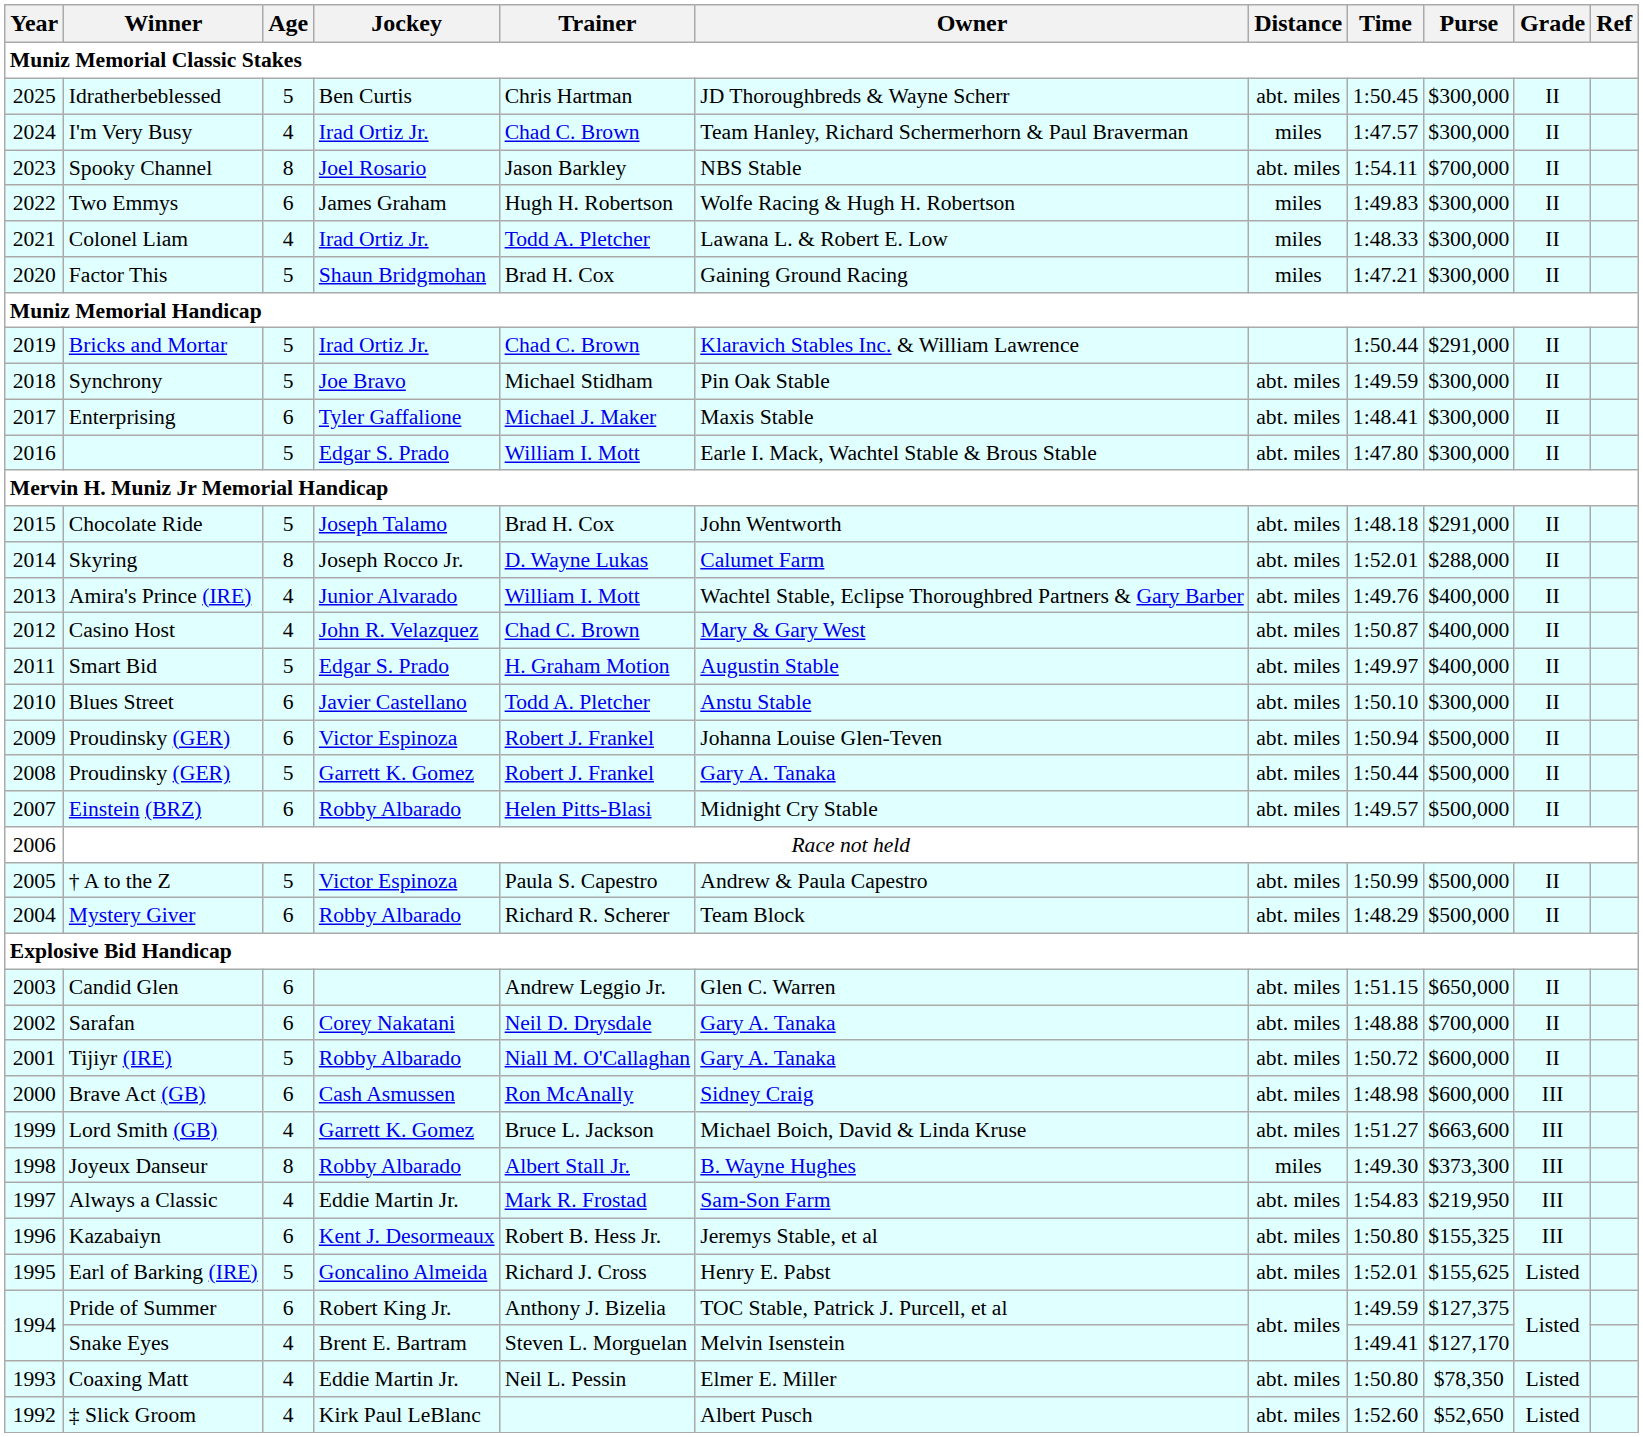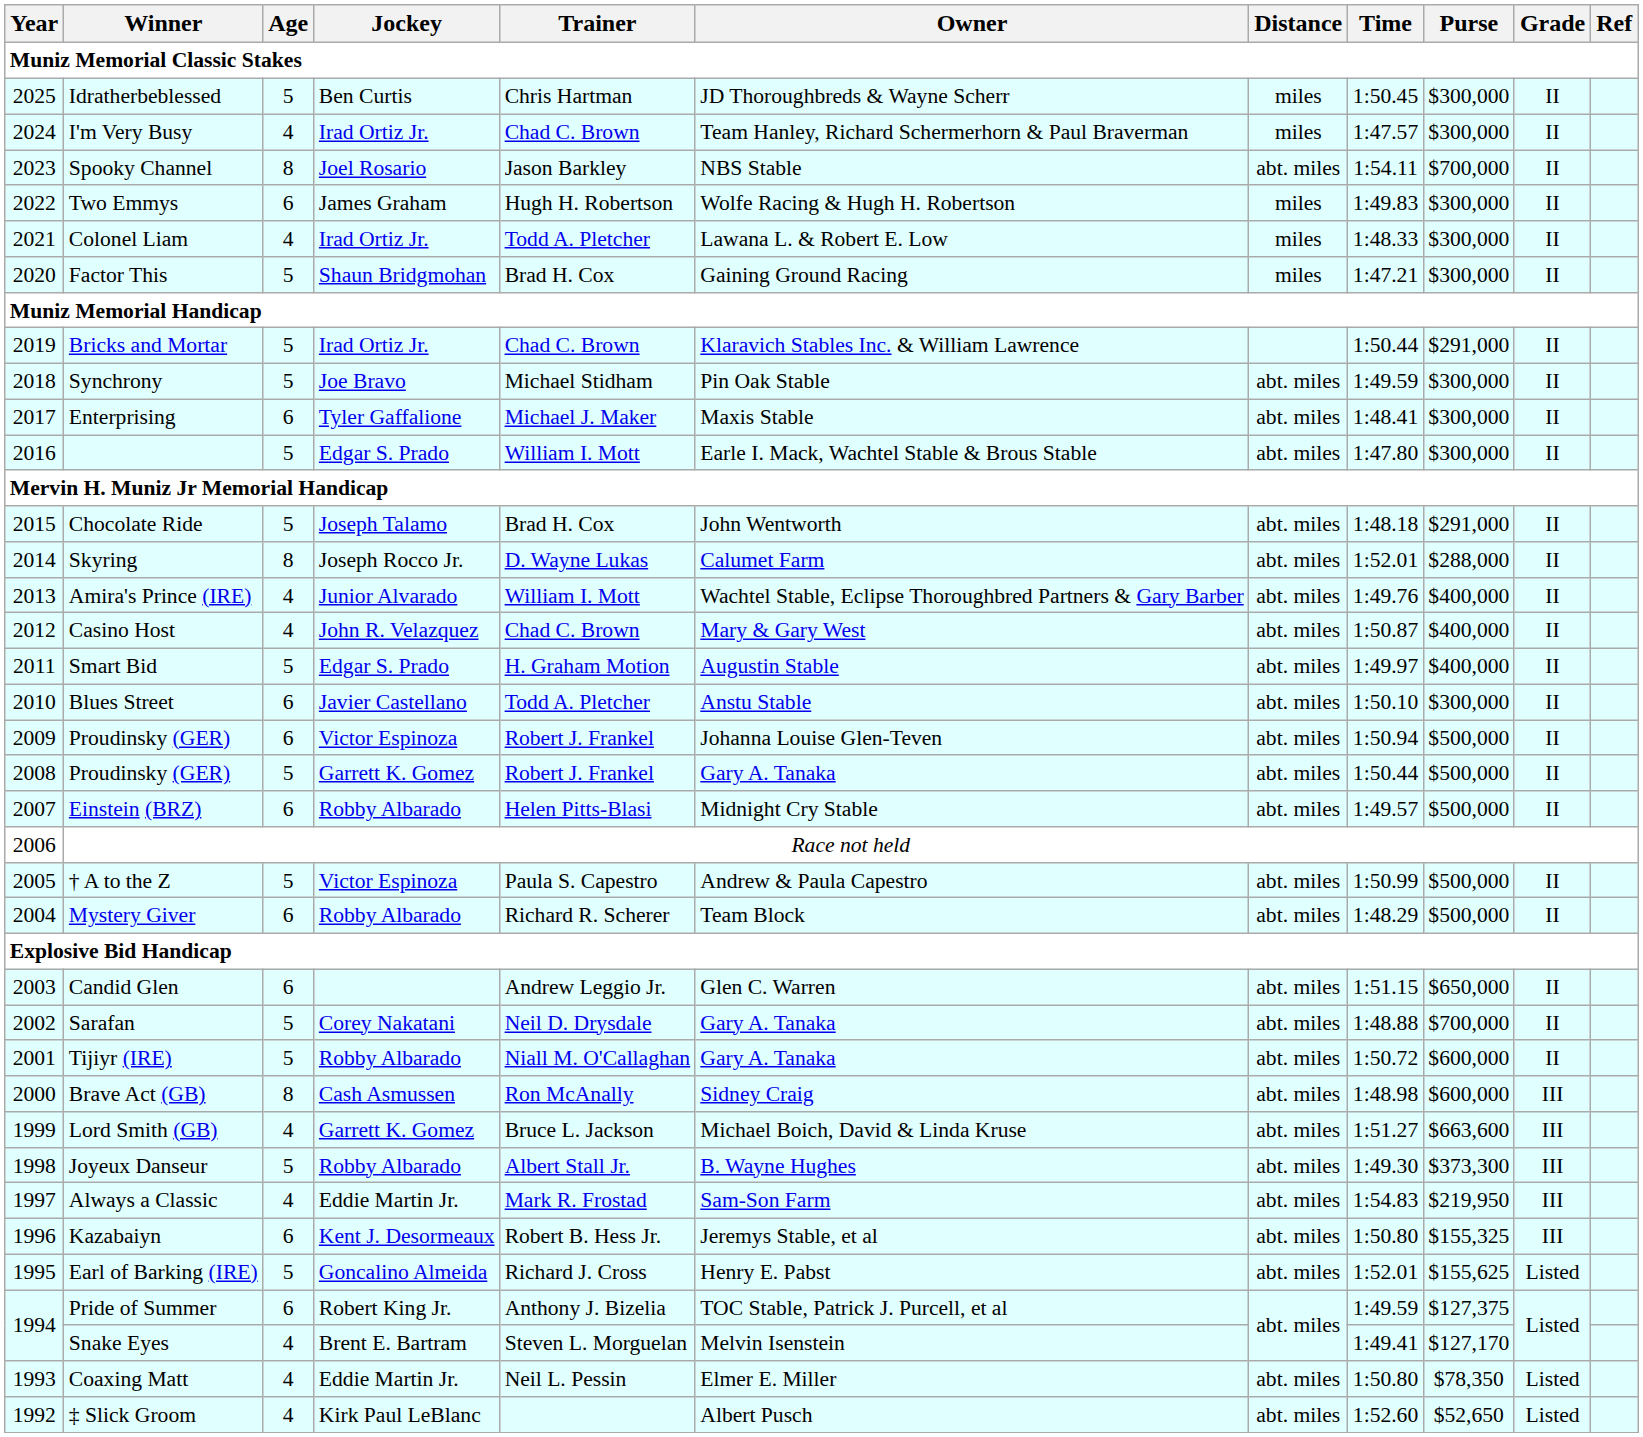(1298, 96) abt. miles -> (1298, 96) miles
(288, 1022) 6 -> (288, 1022) 5
(288, 1093) 6 -> (288, 1093) 8
(288, 1164) 8 -> (288, 1164) 5
(1298, 1164) miles -> (1298, 1164) abt. miles
